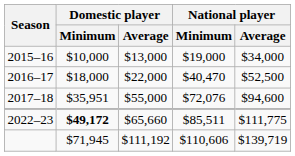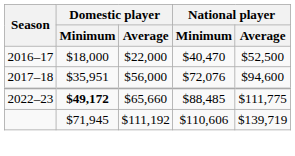- row: (30, 56)
(146, 98) $55,000 -> (146, 77) $56,000
(204, 119) $85,511 -> (204, 98) $88,485
